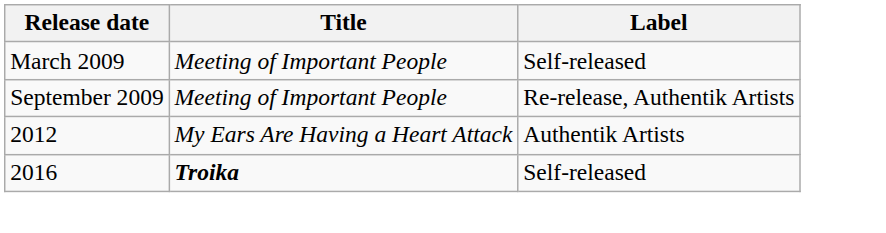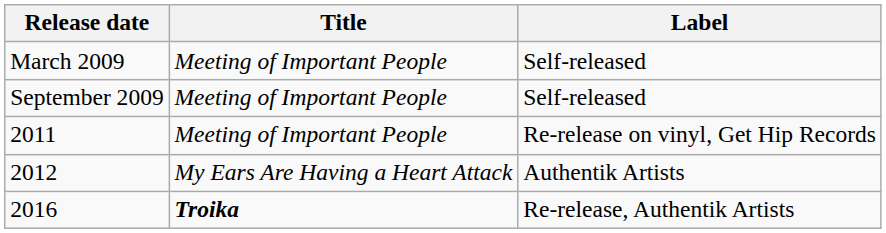(659, 97) Re-release, Authentik Artists -> (585, 97) Self-released
+ row: (33, 135)
(585, 172) Self-released -> (659, 209) Re-release, Authentik Artists
